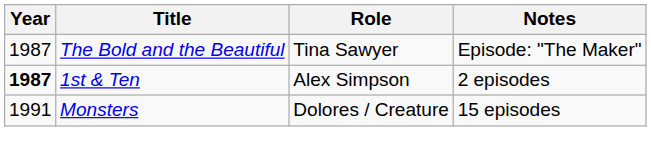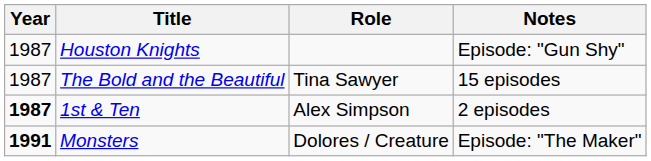+ row: (130, 49)
(550, 49) Episode: "The Maker" -> (509, 79) 15 episodes
(30, 110) normal -> (30, 140) bold
(509, 110) 15 episodes -> (550, 140) Episode: "The Maker"
